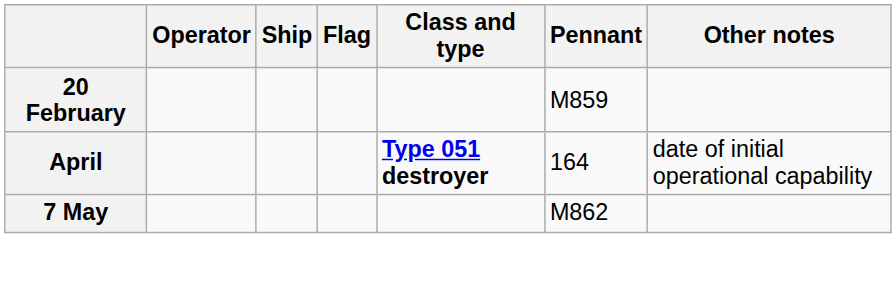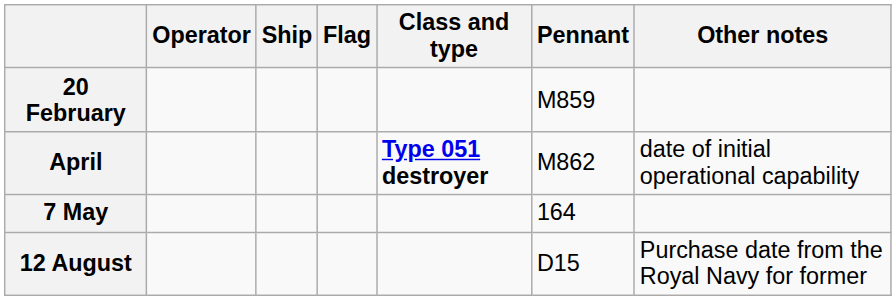(569, 162) 164 -> (566, 162) M862
(579, 213) M862 -> (556, 213) 164
+ row: (76, 263)
